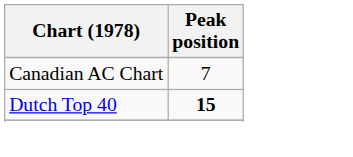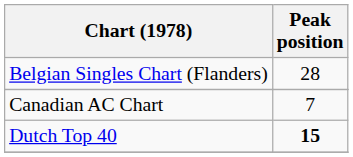+ row: (138, 73)
